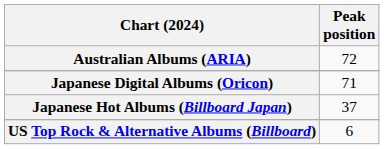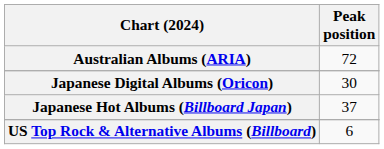(349, 82) 71 -> (349, 82) 30
